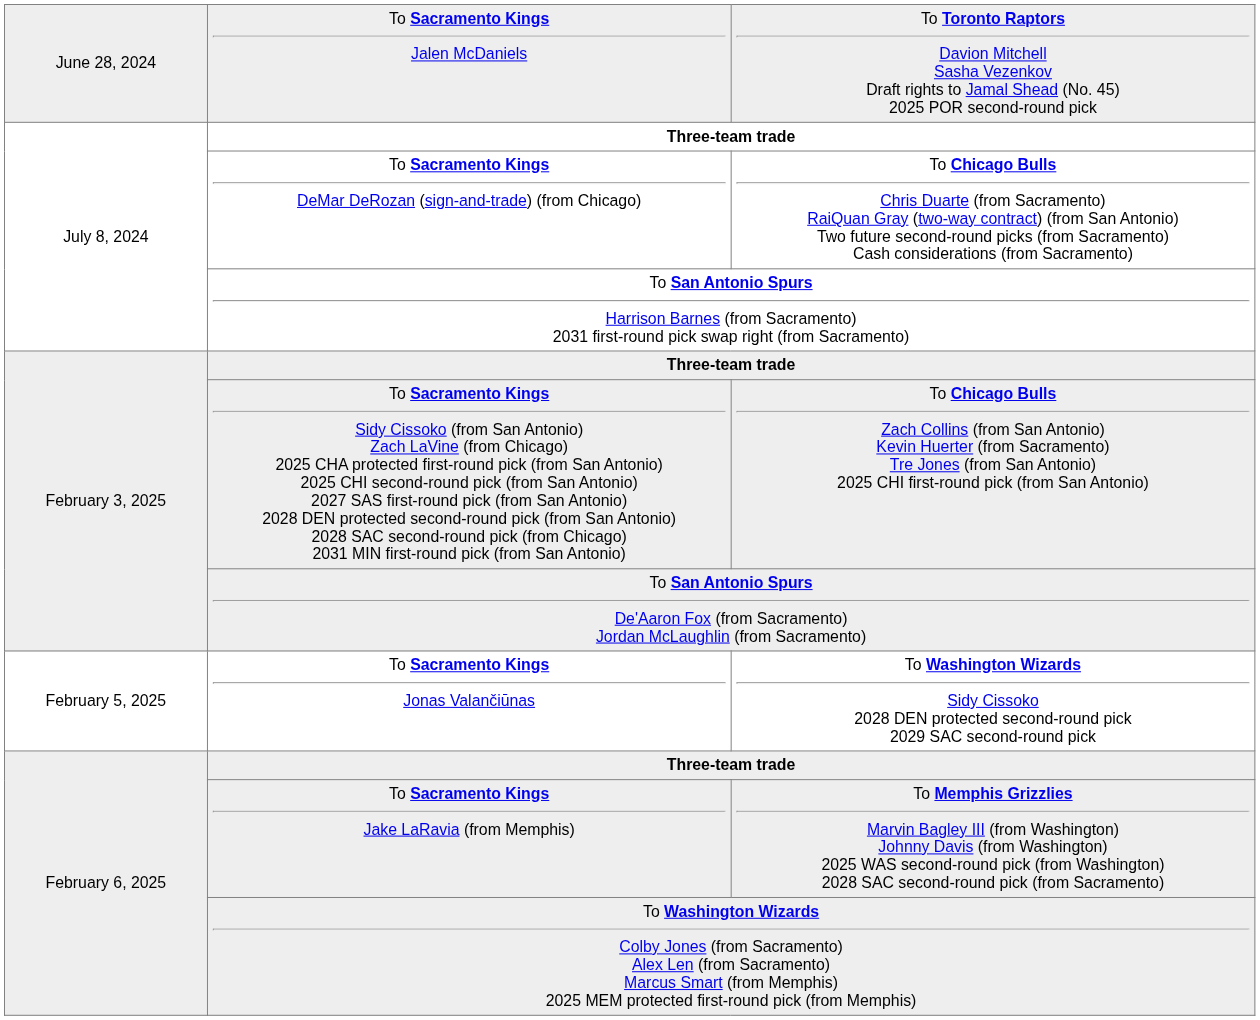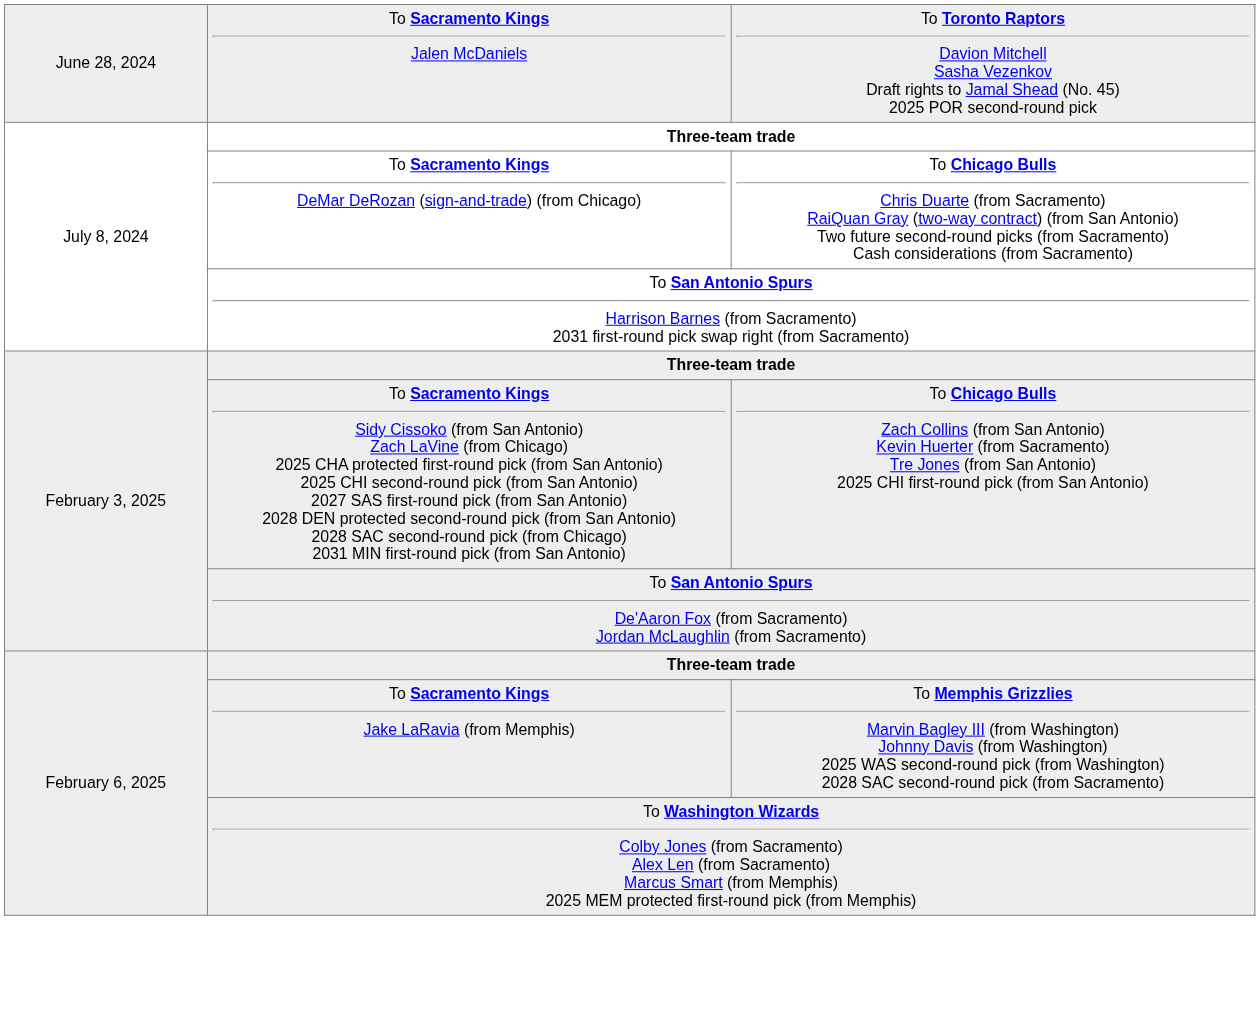- row: (106, 700)
